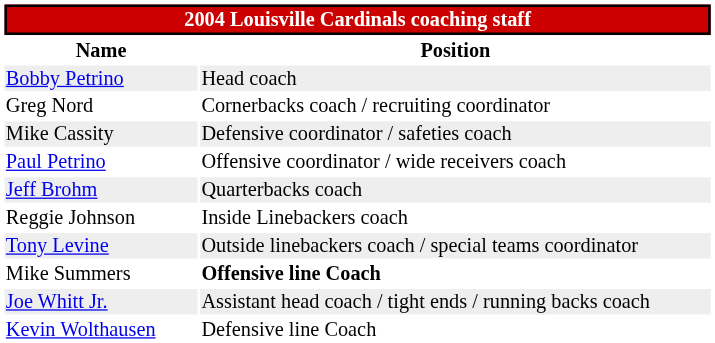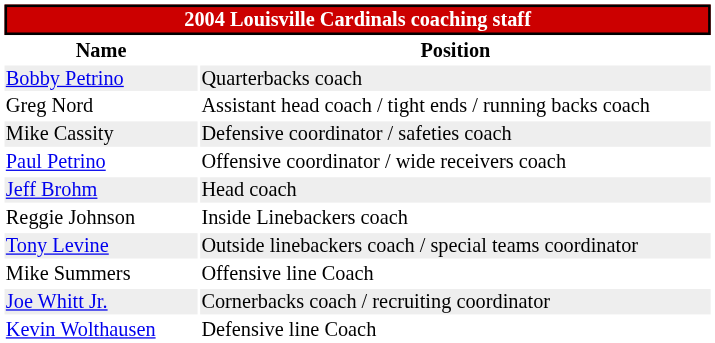(249, 78) Head coach -> (282, 78) Quarterbacks coach
(376, 106) Cornerbacks coach / recruiting coordinator -> (426, 106) Assistant head coach / tight ends / running backs coach
(282, 189) Quarterbacks coach -> (249, 189) Head coach
(291, 273) bold -> (288, 273) normal
(426, 301) Assistant head coach / tight ends / running backs coach -> (376, 301) Cornerbacks coach / recruiting coordinator
